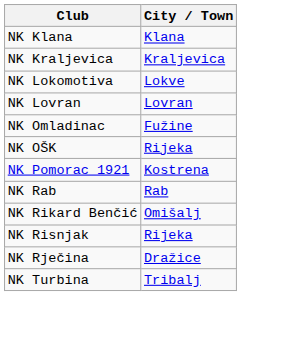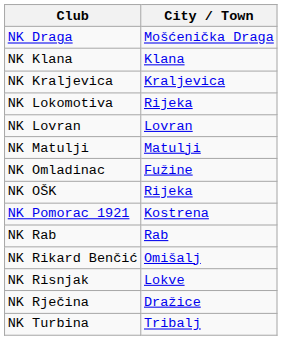+ row: (40, 38)
(164, 82) Lokve -> (168, 104) Rijeka
+ row: (48, 148)
(168, 236) Rijeka -> (164, 280) Lokve
